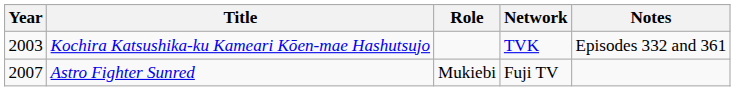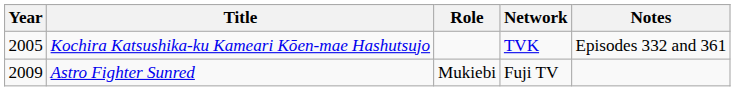(26, 45) 2003 -> (26, 45) 2005
(26, 72) 2007 -> (26, 72) 2009
